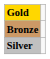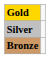rows swapped: (20, 45) <-> (23, 29)
